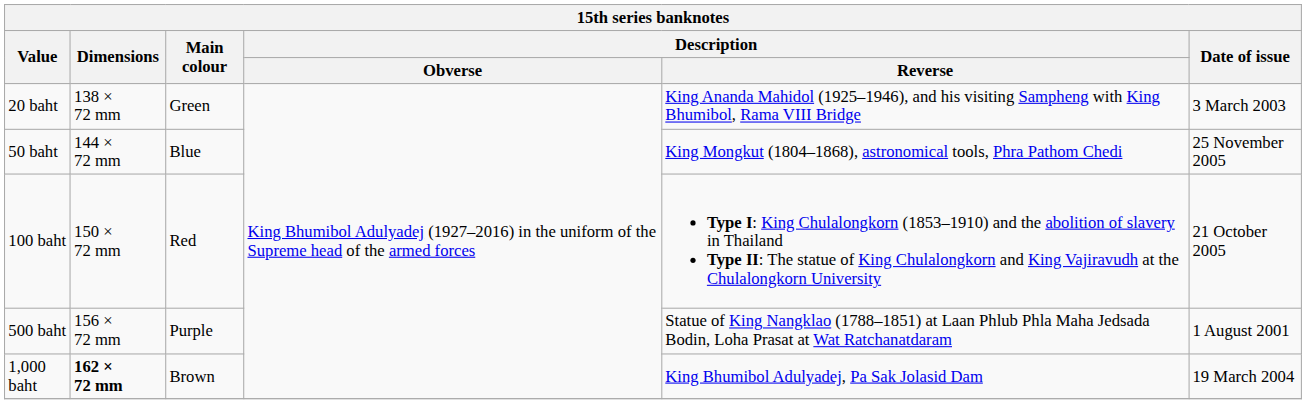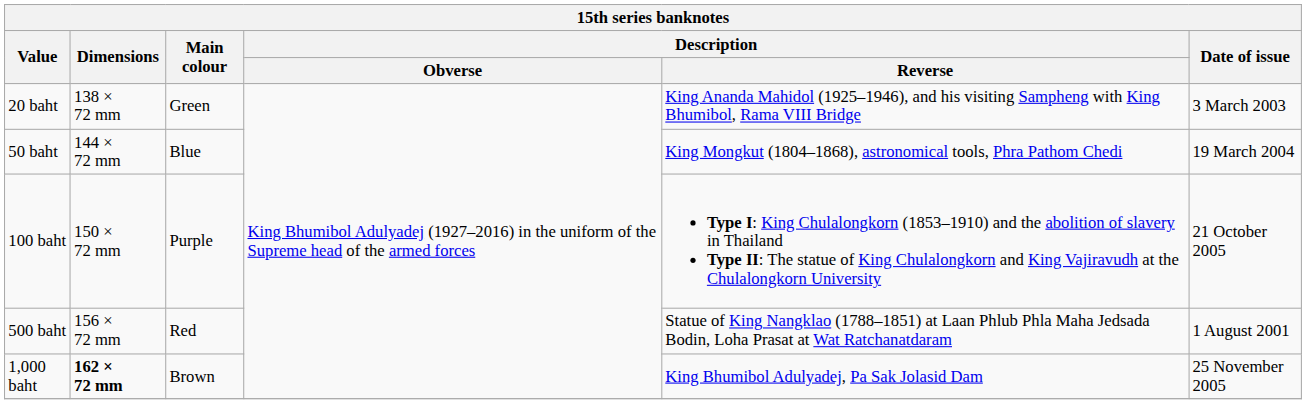(1238, 151) 25 November 2005 -> (1243, 151) 19 March 2004
(183, 241) Red -> (191, 241) Purple
(191, 330) Purple -> (183, 330) Red
(1243, 376) 19 March 2004 -> (1238, 376) 25 November 2005
